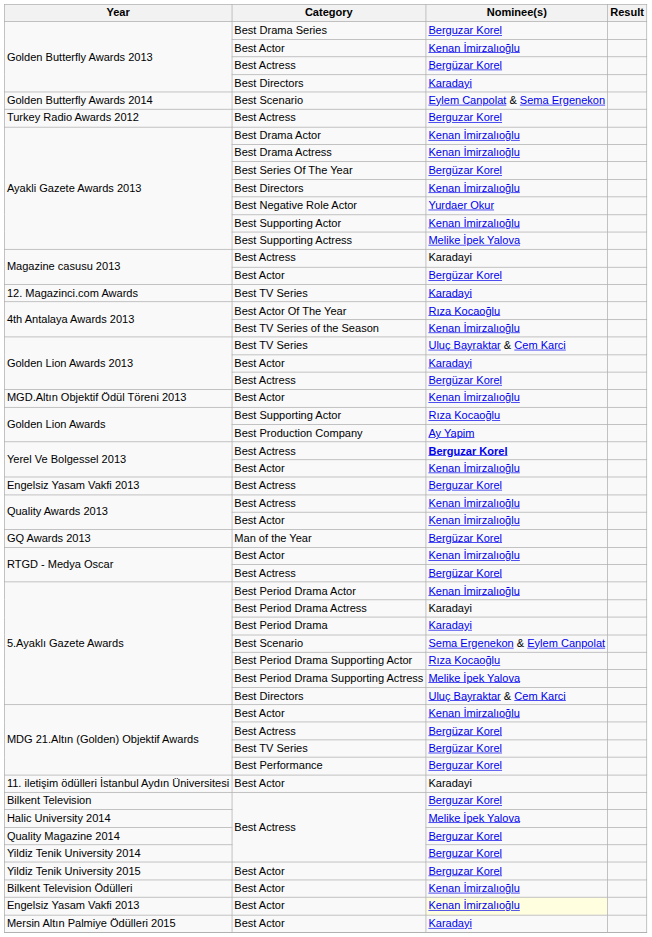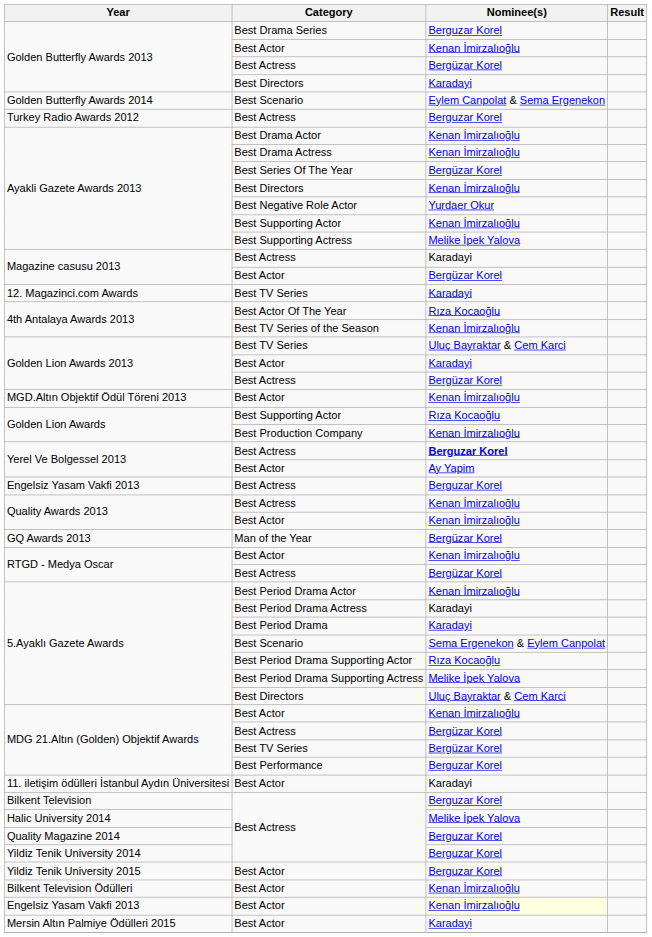(451, 433) Ay Yapim -> (474, 433) Kenan İmirzalıoğlu
(474, 468) Kenan İmirzalıoğlu -> (451, 468) Ay Yapim
